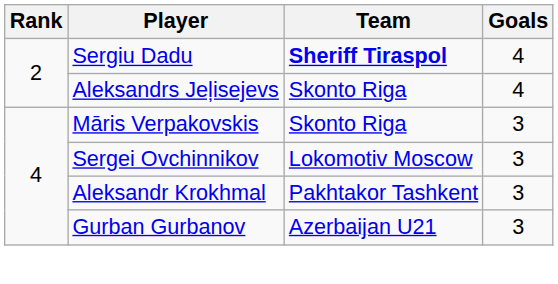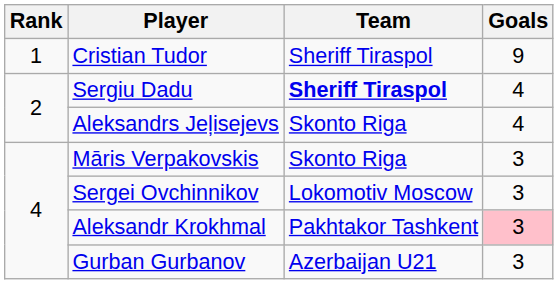+ row: (140, 55)
(518, 192) no background -> (518, 227) pink background
